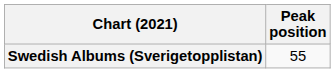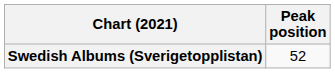(298, 56) 55 -> (298, 56) 52
